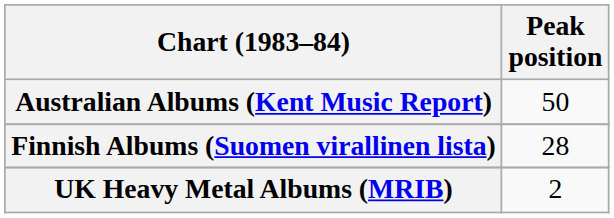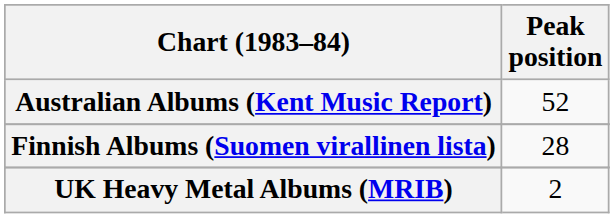(555, 101) 50 -> (555, 101) 52
